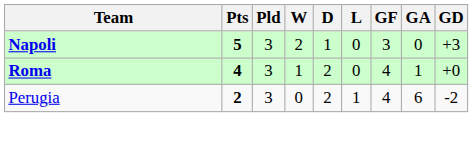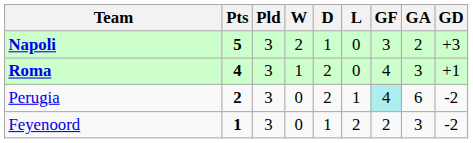(418, 44) 0 -> (418, 44) 2
(418, 71) 1 -> (418, 71) 3
(451, 71) +0 -> (451, 71) +1
(386, 97) no background -> (386, 97) paleturquoise background
+ row: (44, 124)
